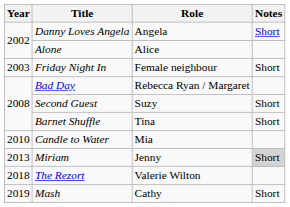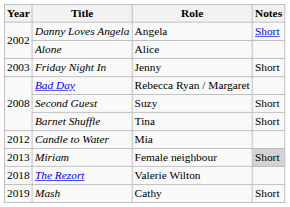(176, 67) Female neighbour -> (148, 67) Jenny
(18, 139) 2010 -> (18, 139) 2012
(148, 157) Jenny -> (176, 157) Female neighbour
